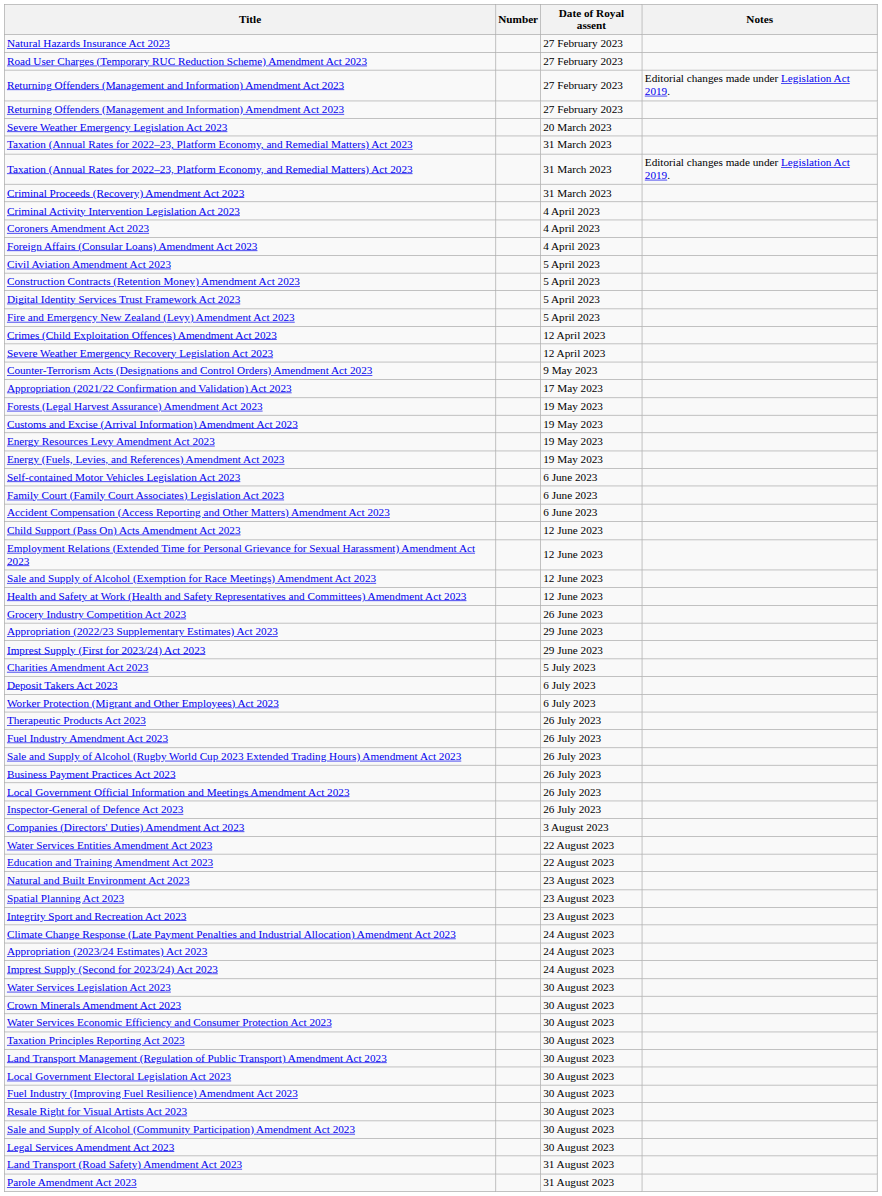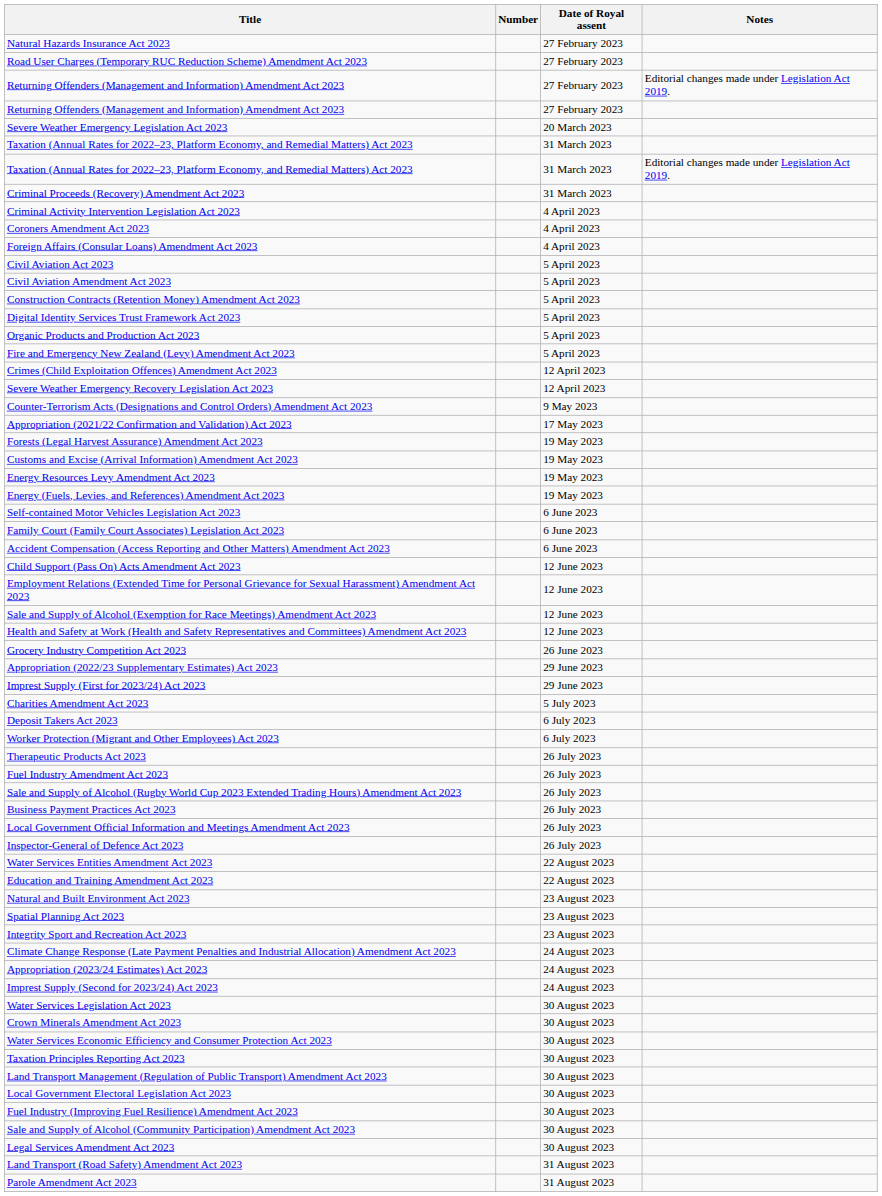+ row: (60, 264)
+ row: (103, 335)
- row: (126, 827)
- row: (97, 1111)
